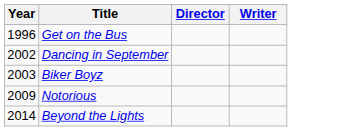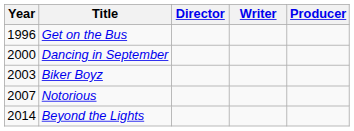+ column: (318, 14)
(22, 55) 2002 -> (22, 55) 2000
(22, 95) 2009 -> (22, 95) 2007
